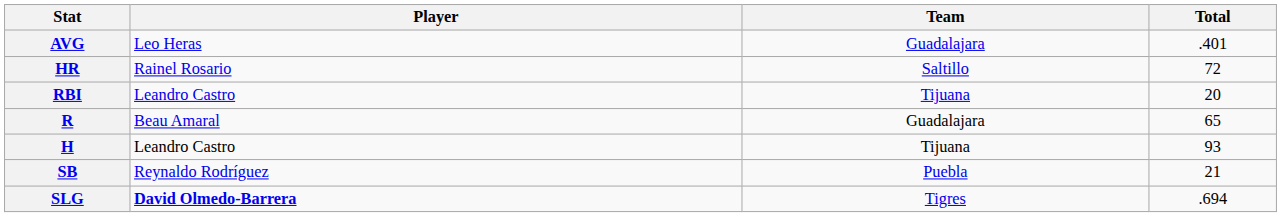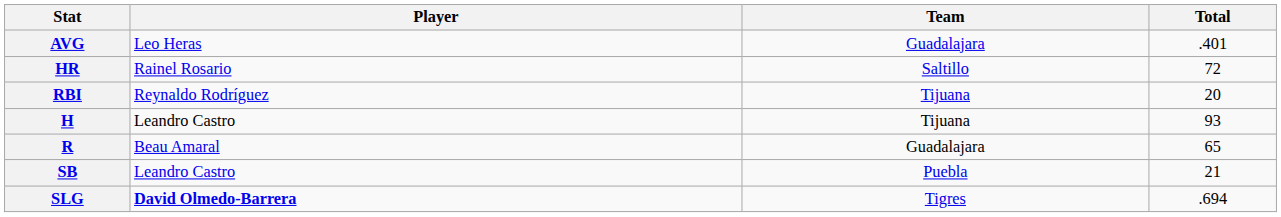(185, 95) Leandro Castro -> (201, 95) Reynaldo Rodríguez
rows swapped: (67, 120) <-> (67, 146)
(201, 172) Reynaldo Rodríguez -> (185, 172) Leandro Castro
